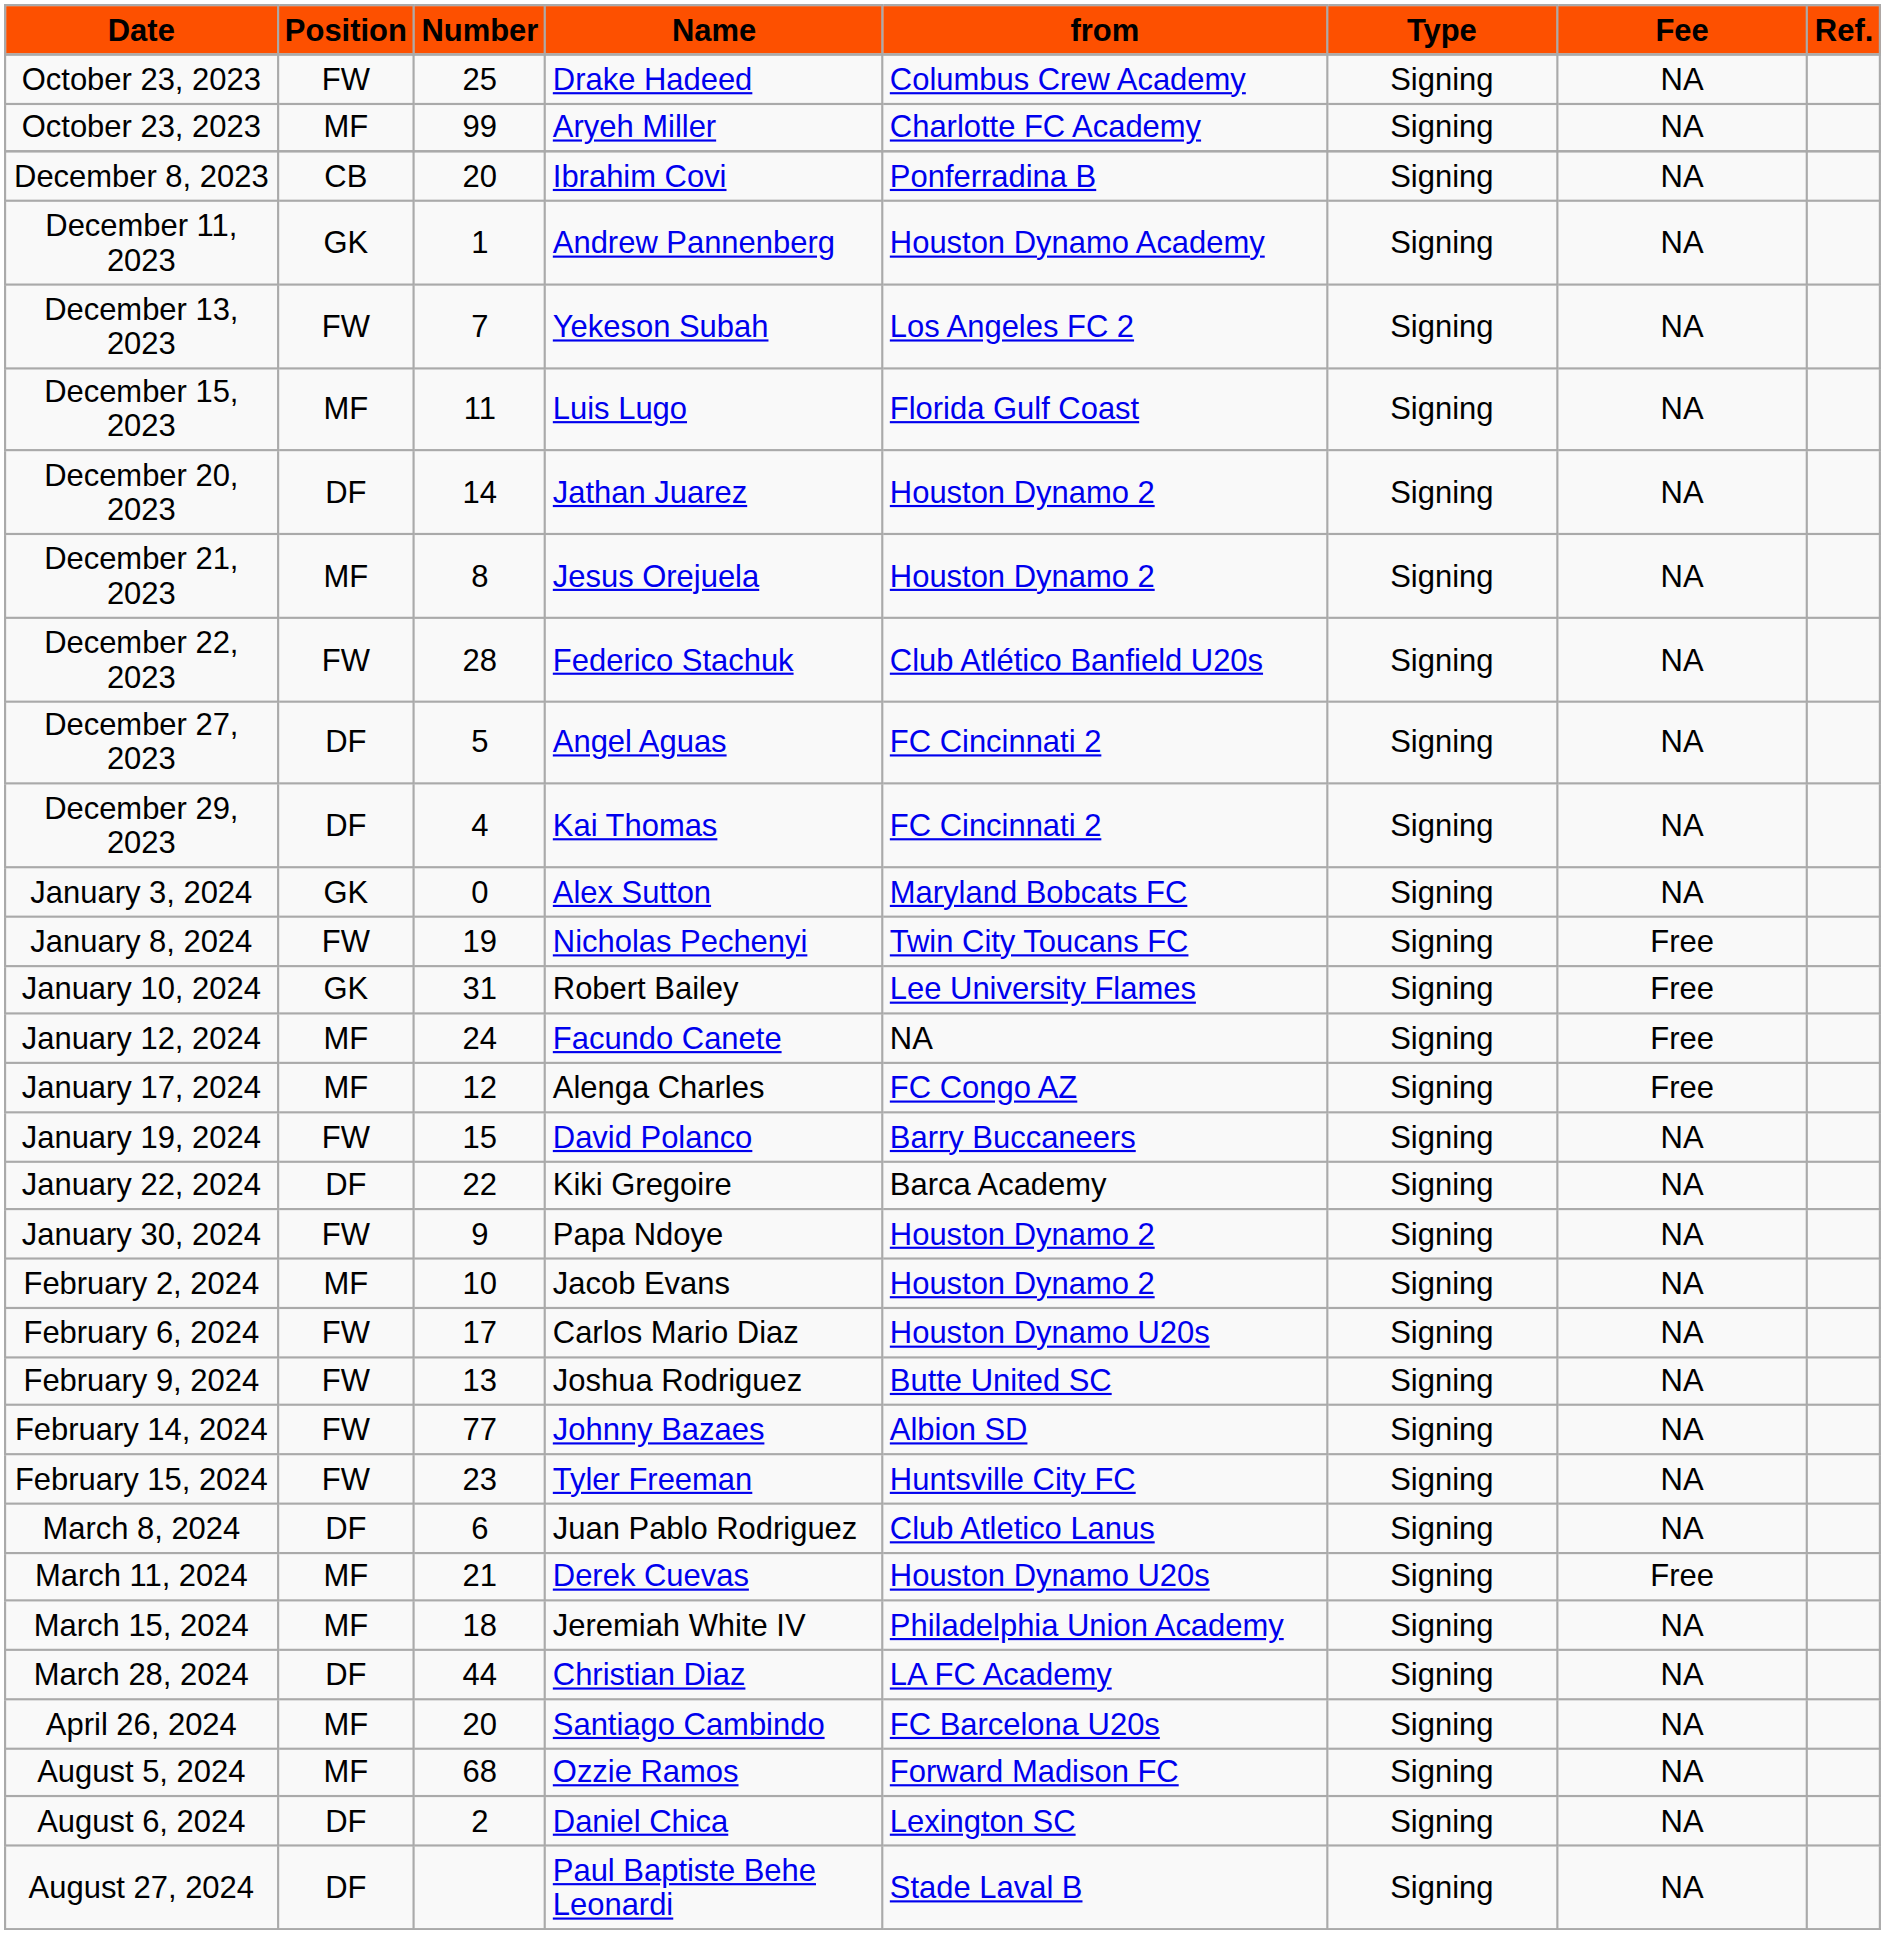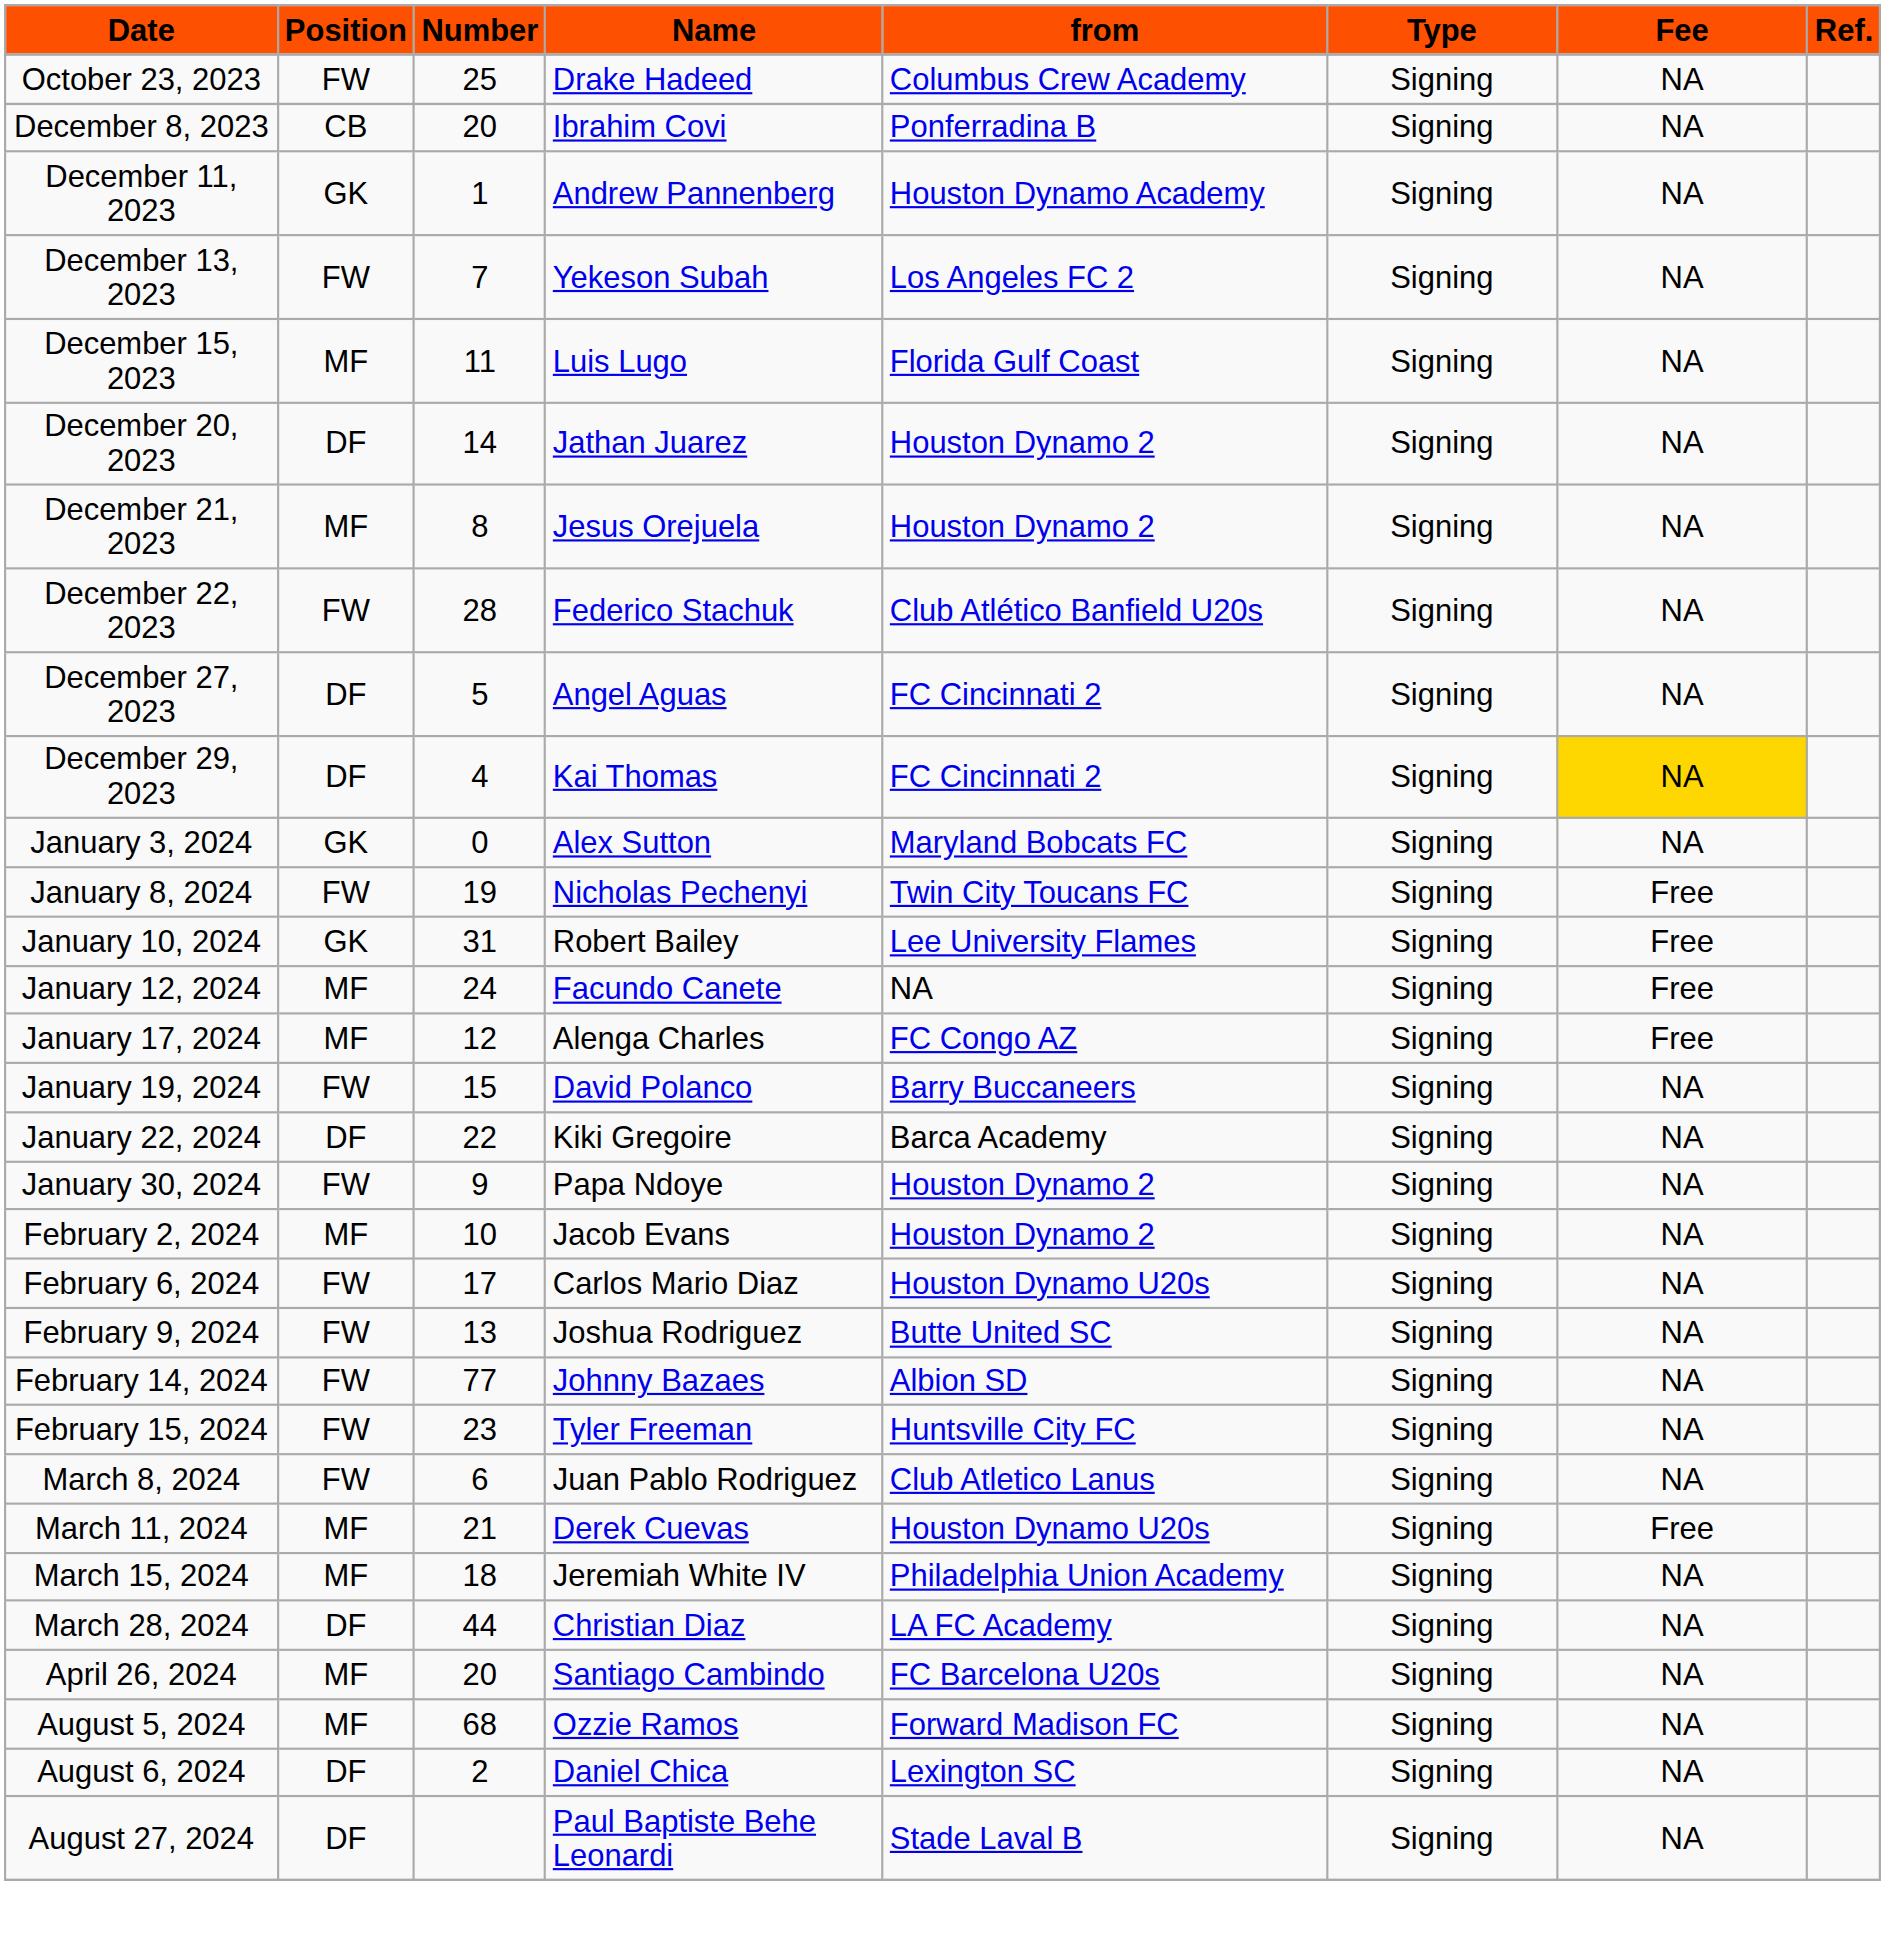- row: (634, 128)
(1682, 826) no background -> (1682, 777) gold background
(346, 1528) DF -> (346, 1479) FW
